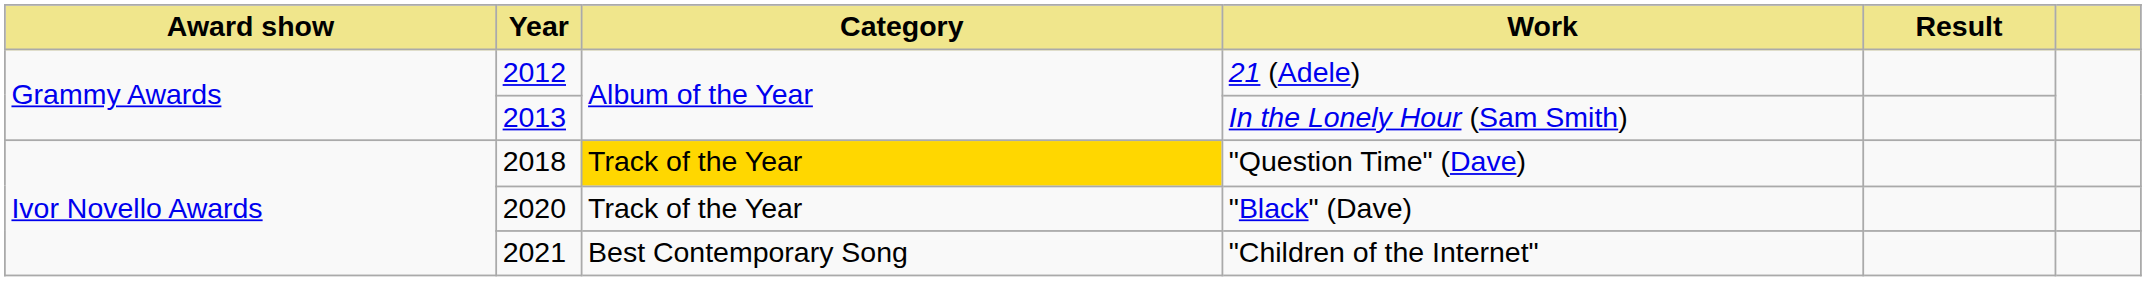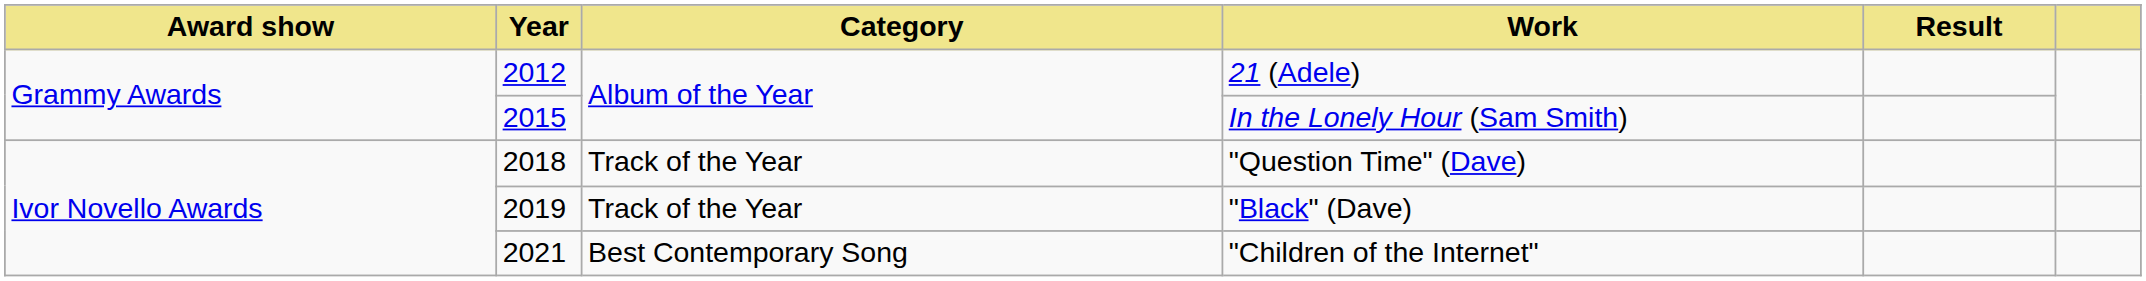(534, 117) 2013 -> (534, 117) 2015
(695, 162) gold background -> (695, 162) no background
(534, 207) 2020 -> (534, 207) 2019
